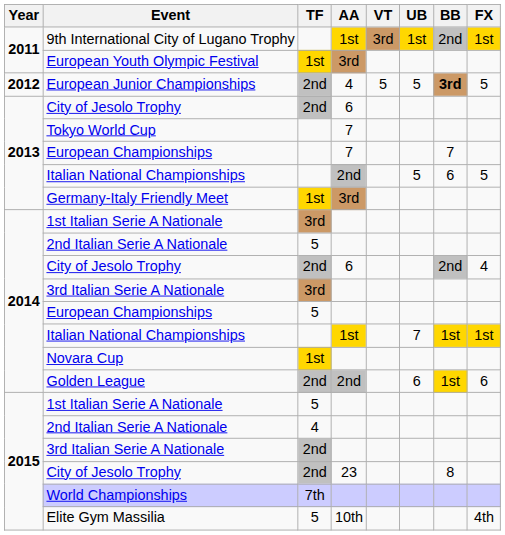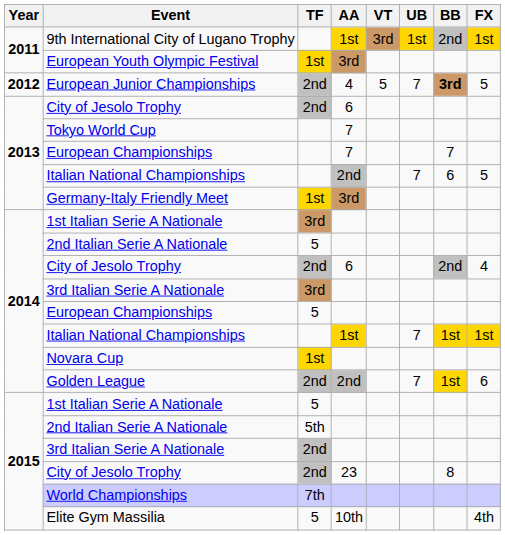(417, 84) 5 -> (417, 84) 7
(417, 175) 5 -> (417, 175) 7
(417, 381) 6 -> (417, 381) 7
(315, 426) 4 -> (315, 426) 5th
